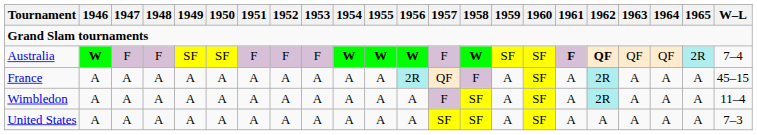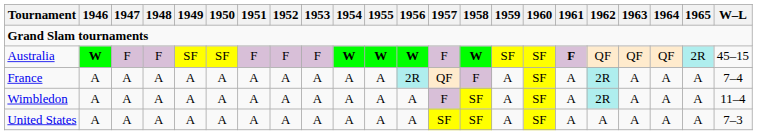(603, 56) bold -> (603, 56) normal
(733, 56) 7–4 -> (733, 56) 45–15
(733, 77) 45–15 -> (733, 77) 7–4
